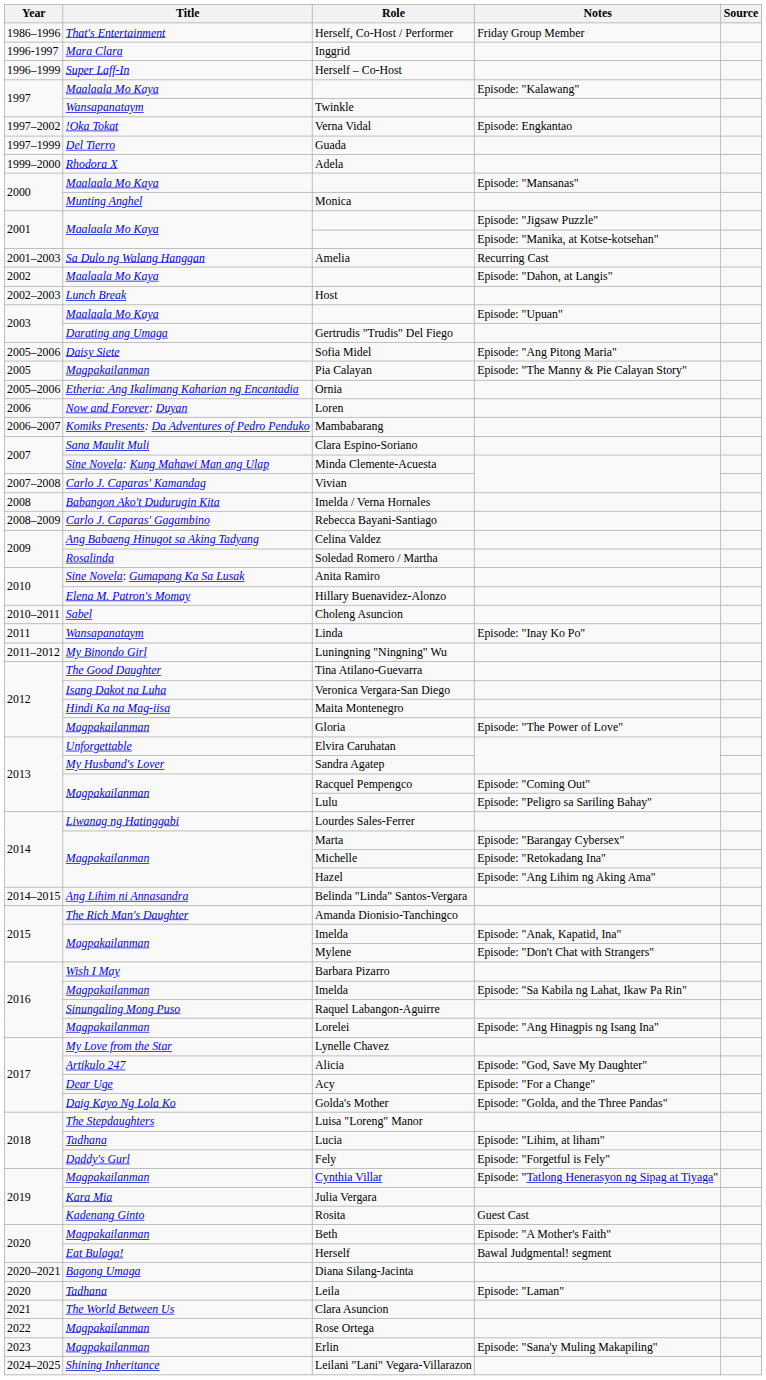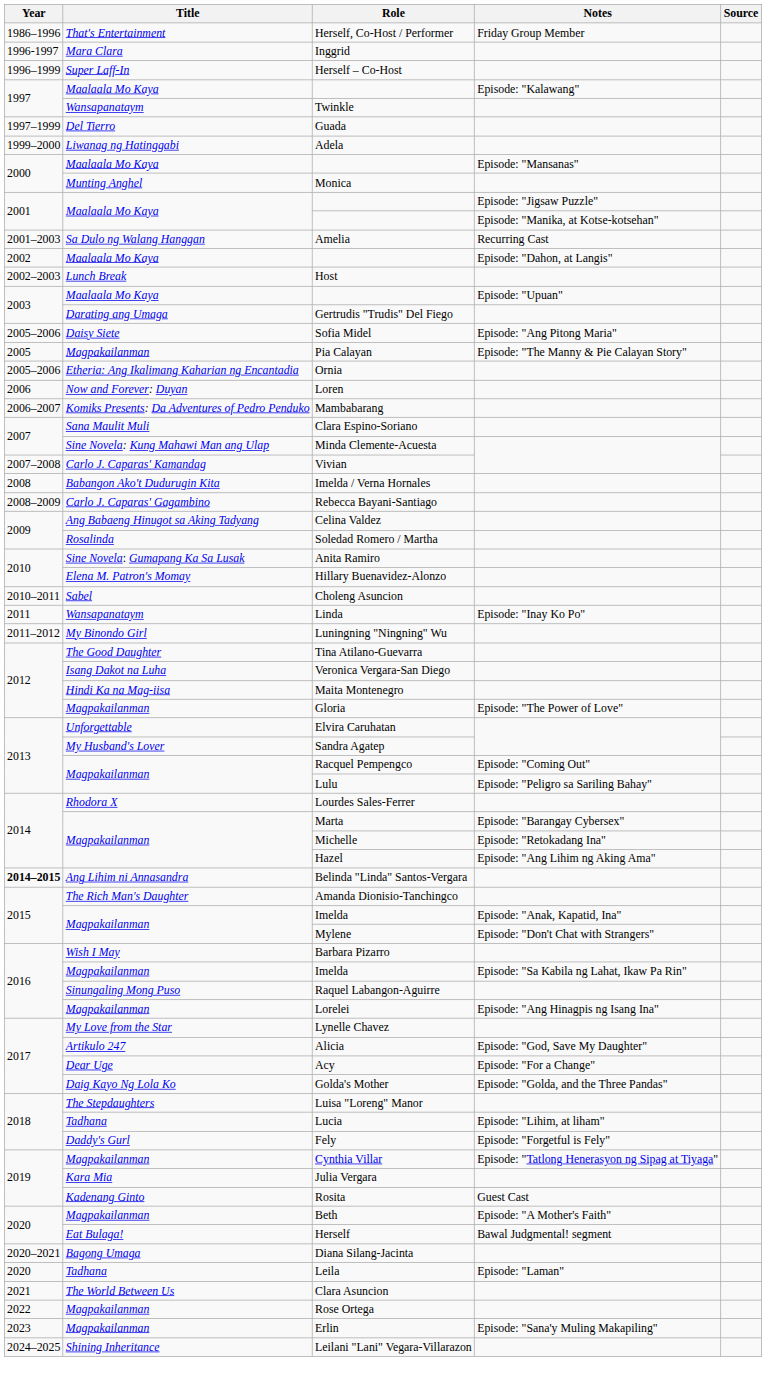- row: (343, 126)
(92, 164) Rhodora X -> (122, 145) Liwanag ng Hatinggabi
(122, 821) Liwanag ng Hatinggabi -> (92, 802) Rhodora X
(34, 896) normal -> (34, 877) bold
